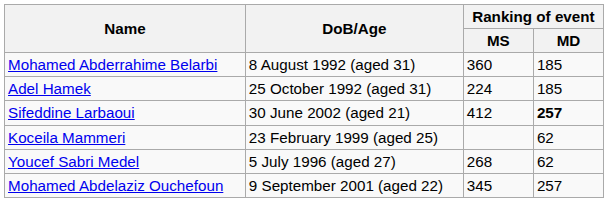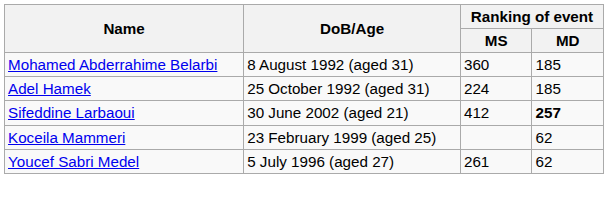(480, 161) 268 -> (477, 161) 261
- row: (116, 185)
